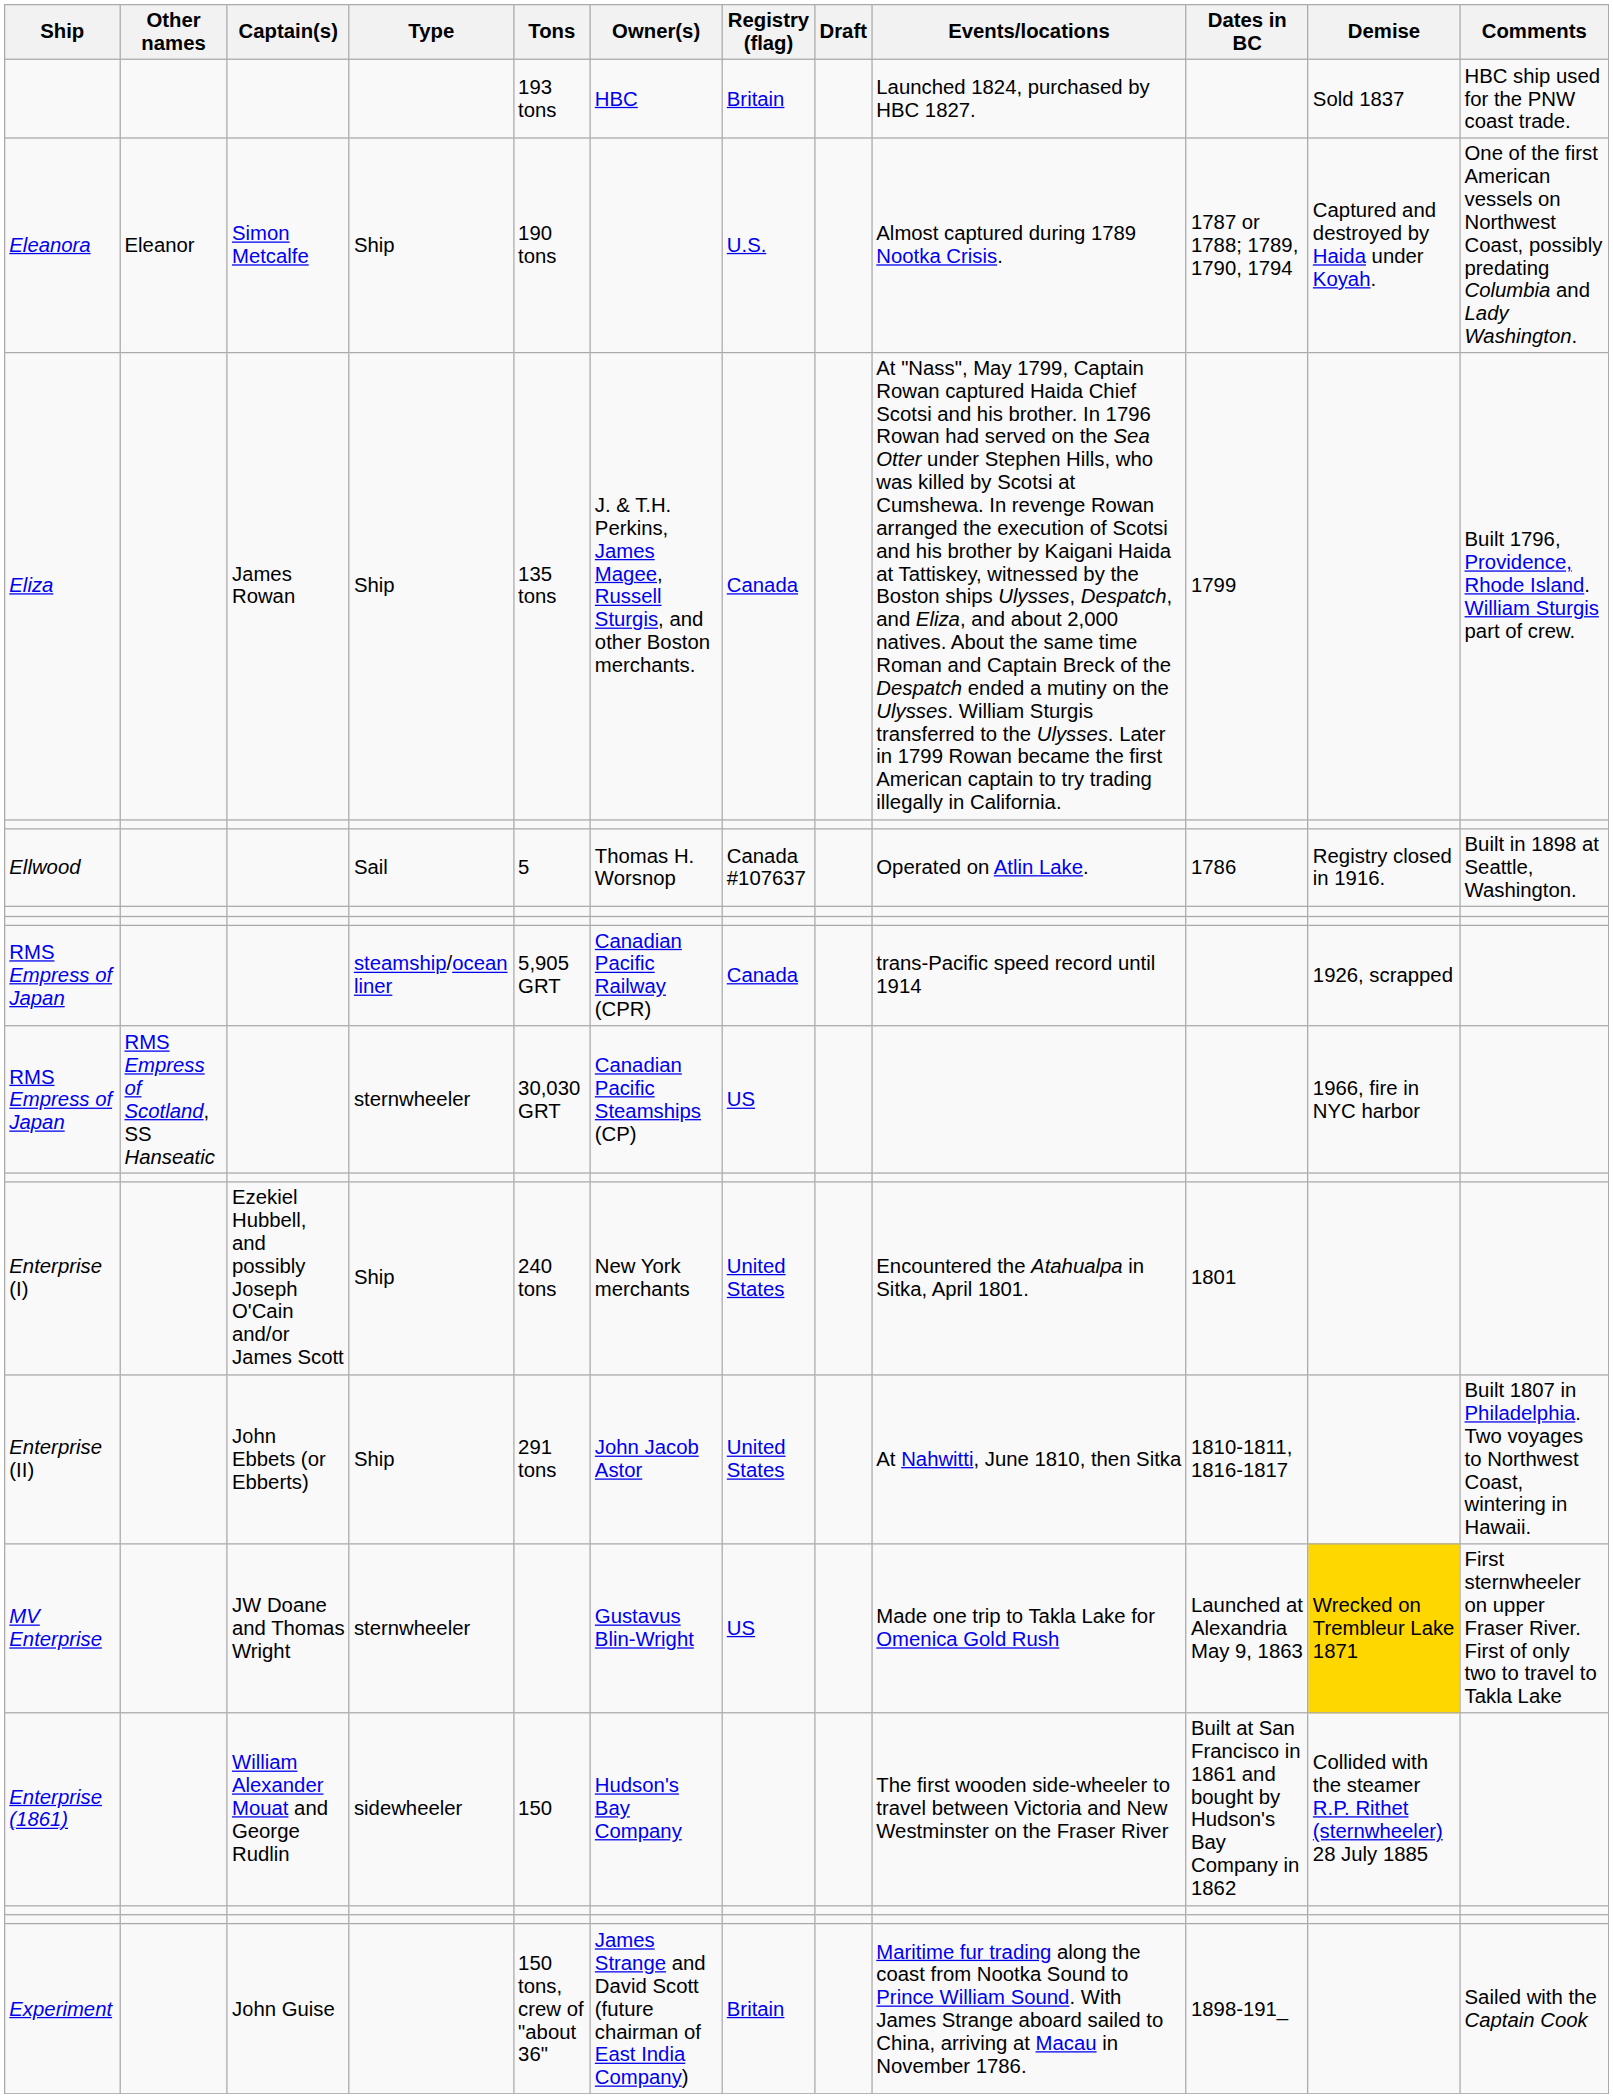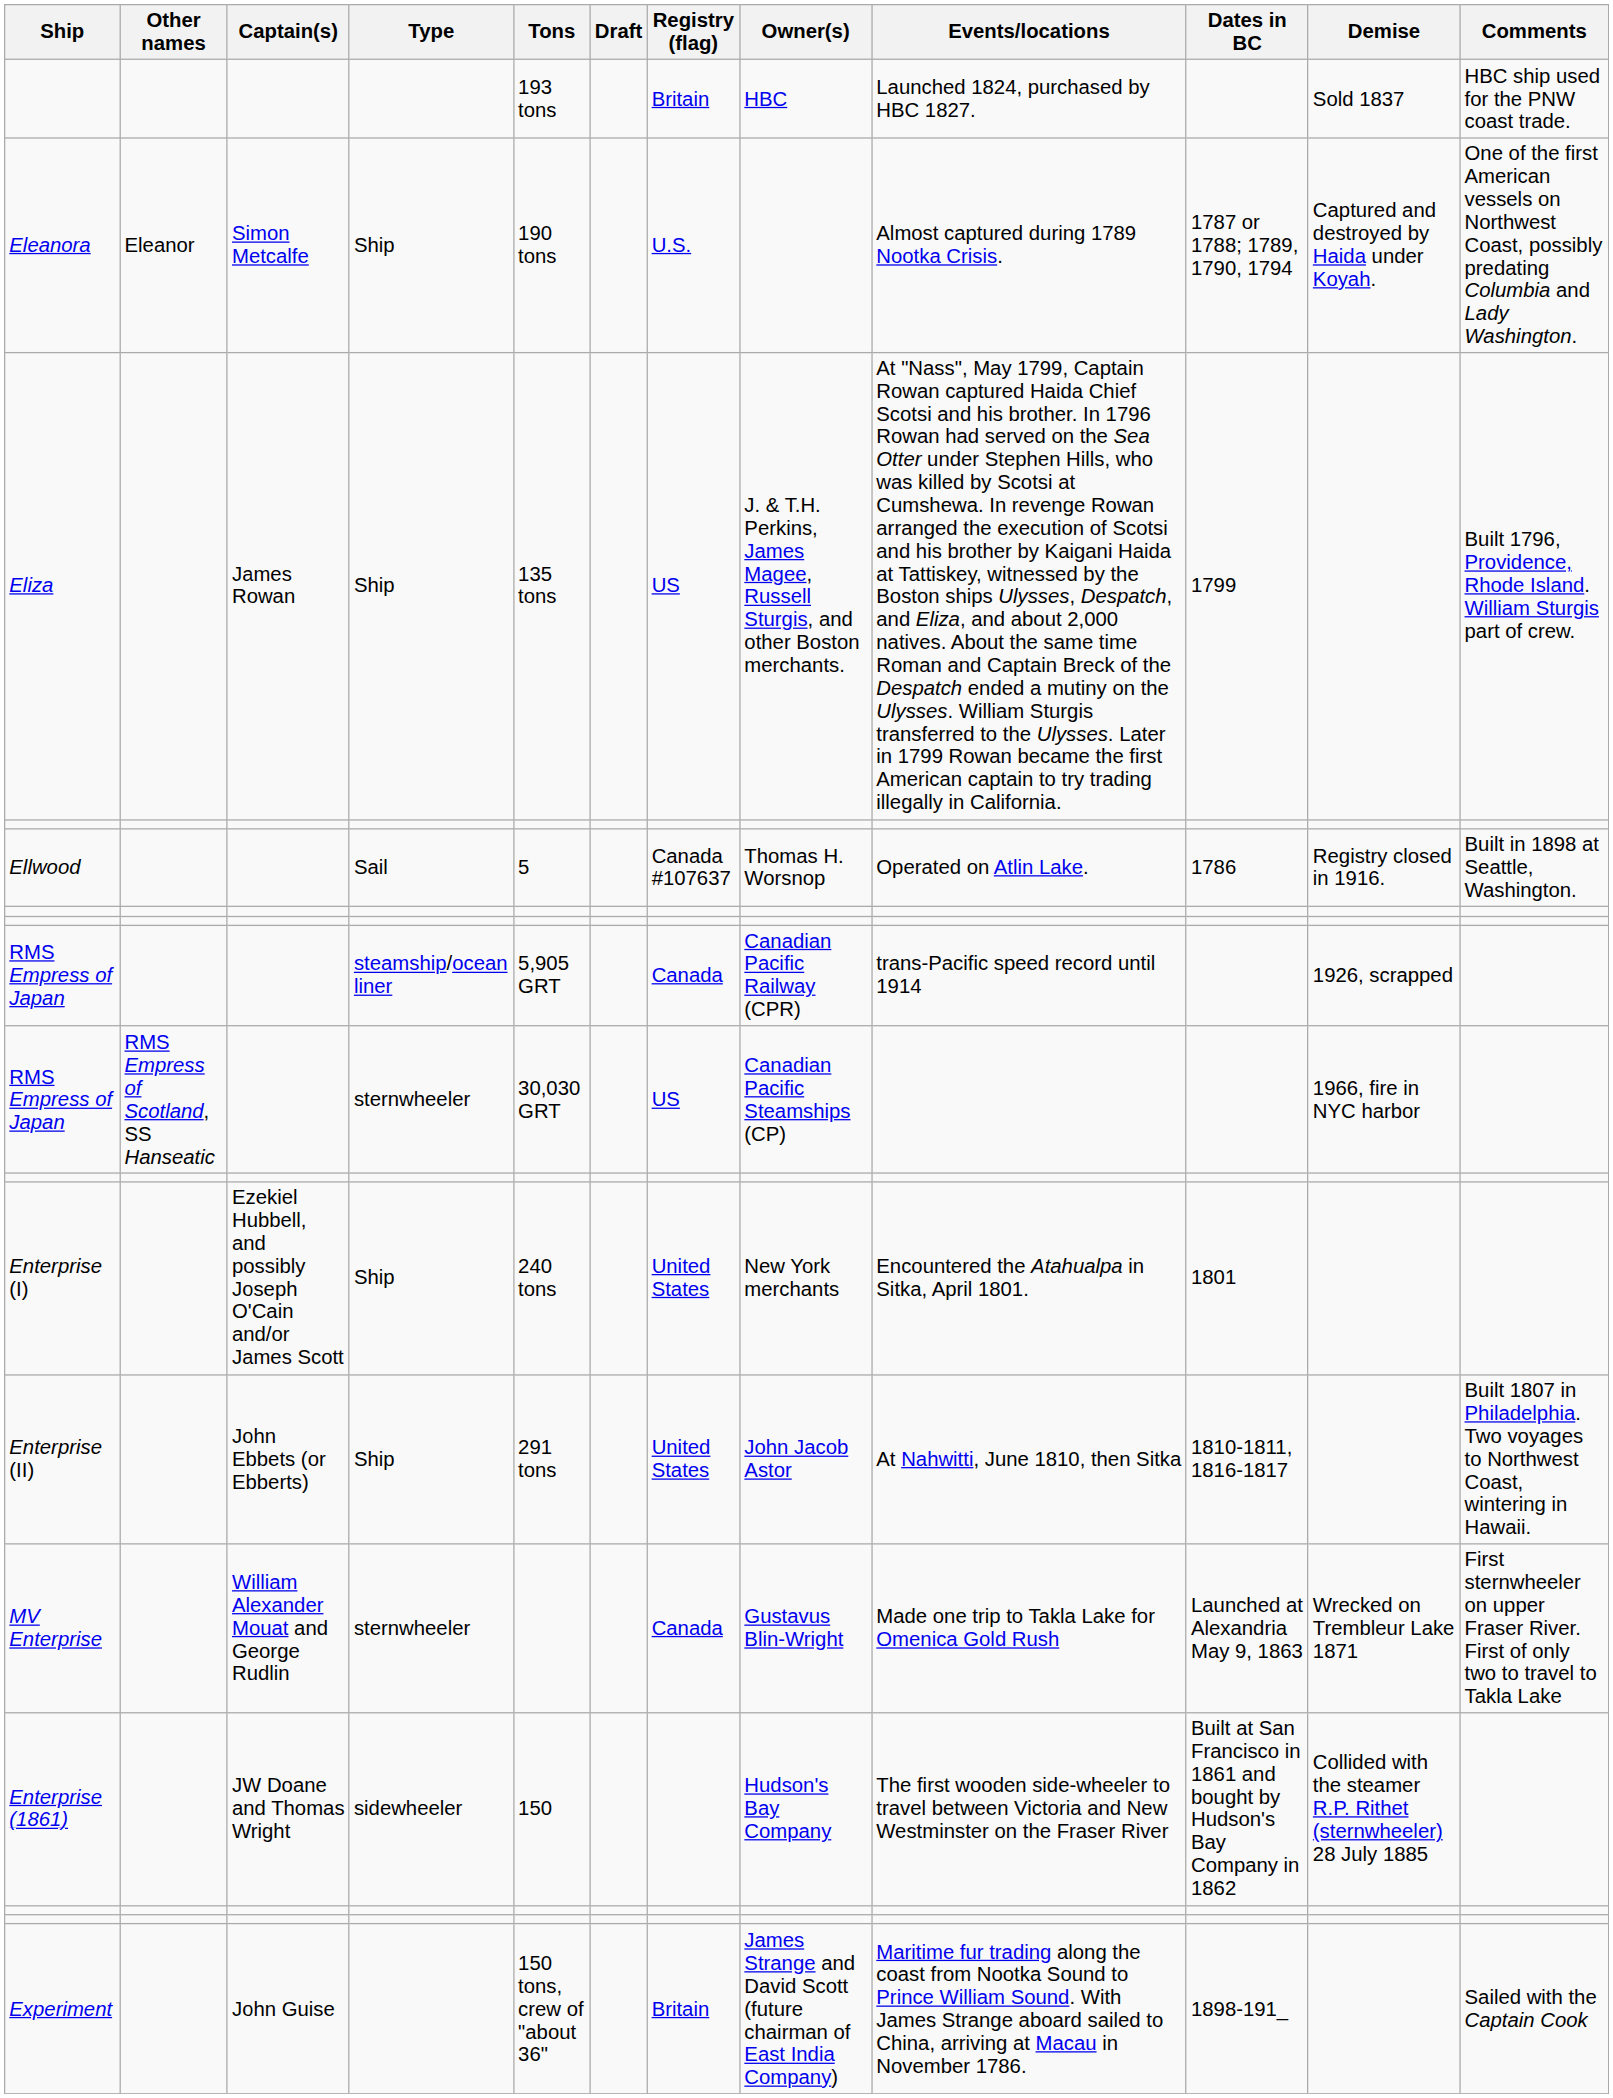columns swapped: (843, 32) <-> (656, 32)
(762, 585) Canada -> (666, 585) US
(288, 1628) JW Doane and Thomas Wright -> (280, 1628) William Alexander Mouat and George Rudlin
(741, 1628) US -> (687, 1628) Canada
(1384, 1628) gold background -> (1384, 1628) no background
(280, 1809) William Alexander Mouat and George Rudlin -> (288, 1809) JW Doane and Thomas Wright
